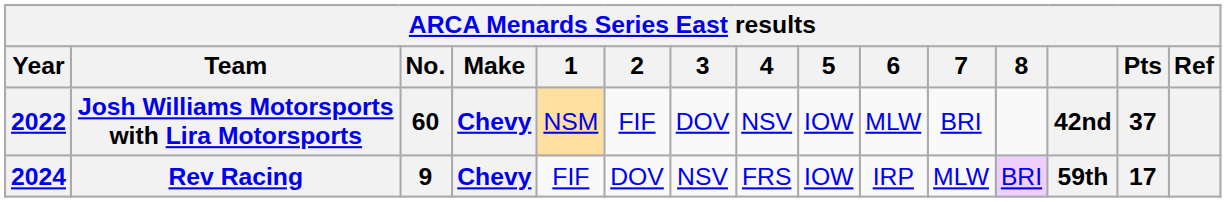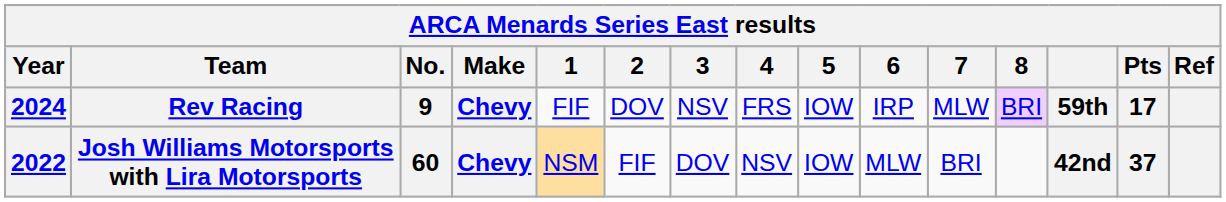rows swapped: (236, 121) <-> (236, 176)
